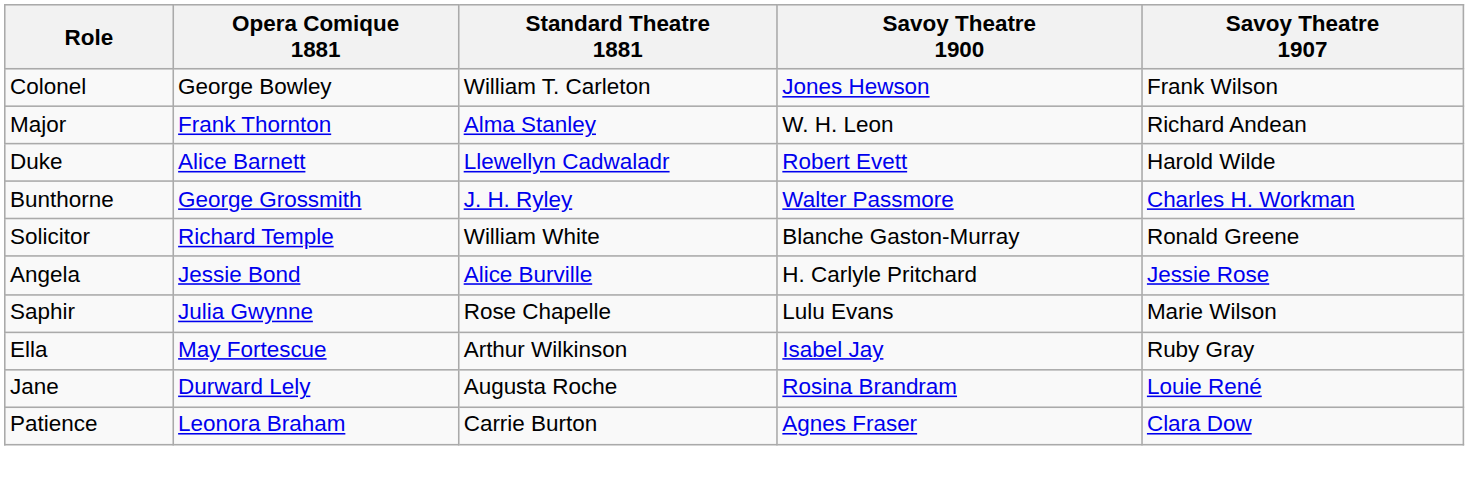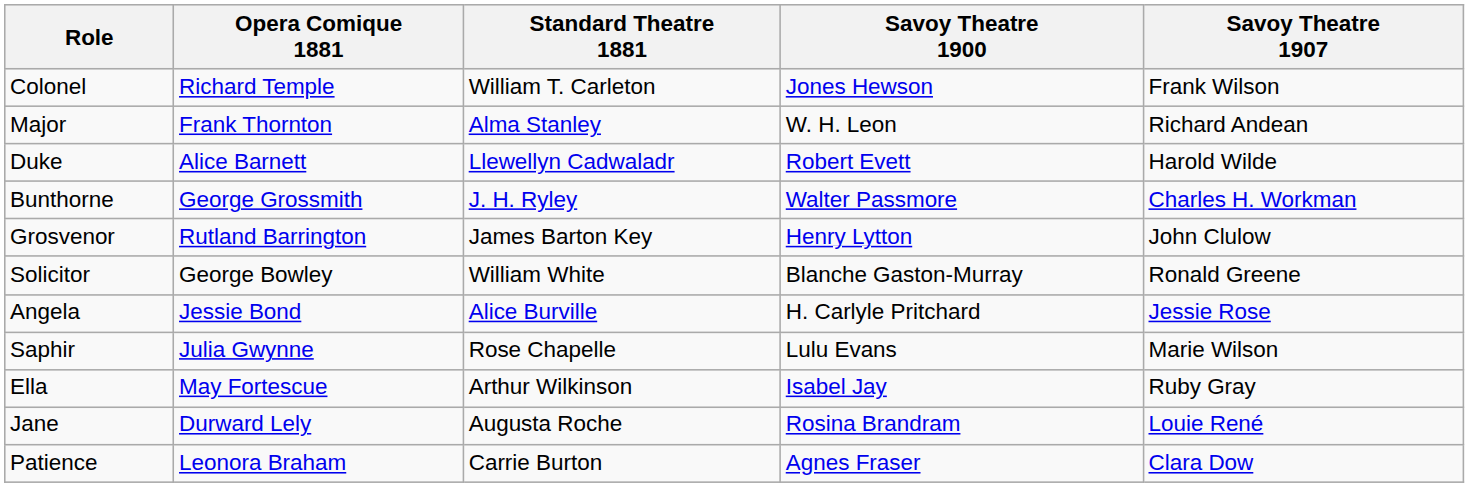(255, 87) George Bowley -> (257, 87) Richard Temple
+ row: (62, 237)
(256, 237) Richard Temple -> (256, 275) George Bowley
